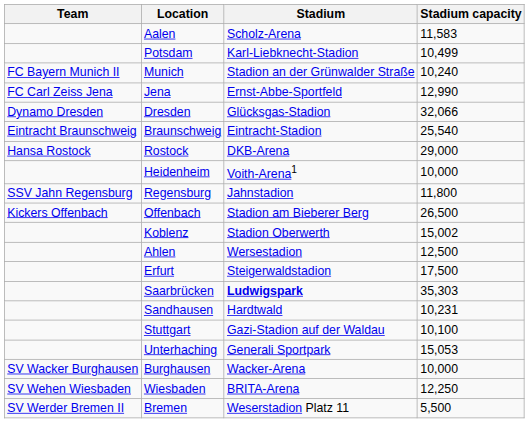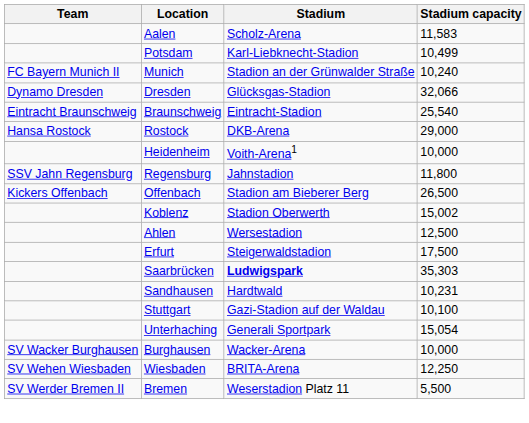- row: (157, 92)
(439, 349) 15,053 -> (439, 330) 15,054
